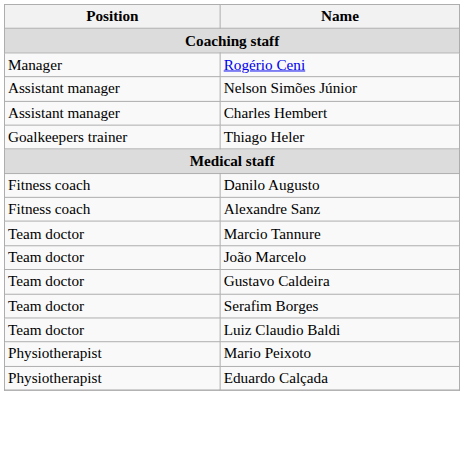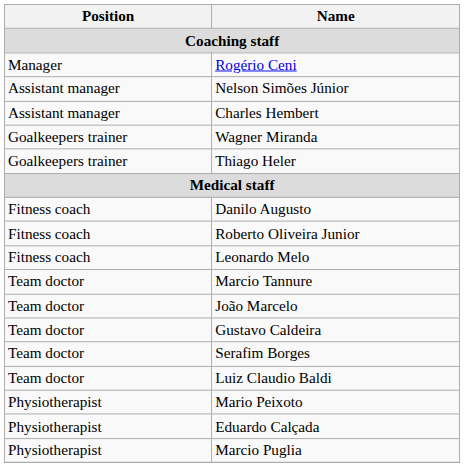+ row: (266, 137)
- row: (272, 209)
+ row: (287, 233)
+ row: (262, 257)
+ row: (258, 450)
